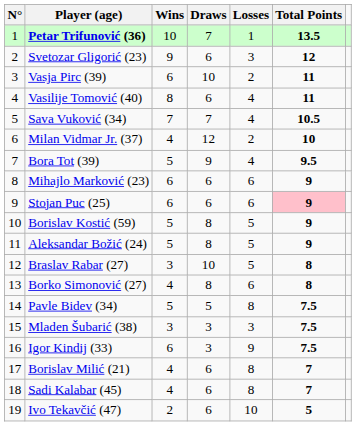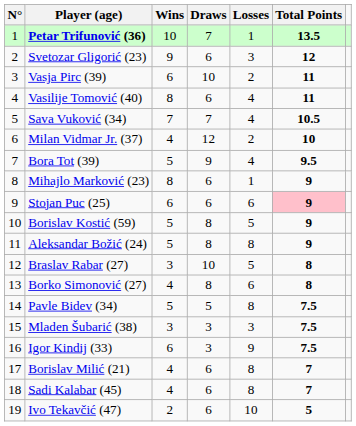(170, 181) 6 -> (170, 181) 8
(251, 181) 6 -> (251, 181) 1
(251, 243) 5 -> (251, 243) 8
